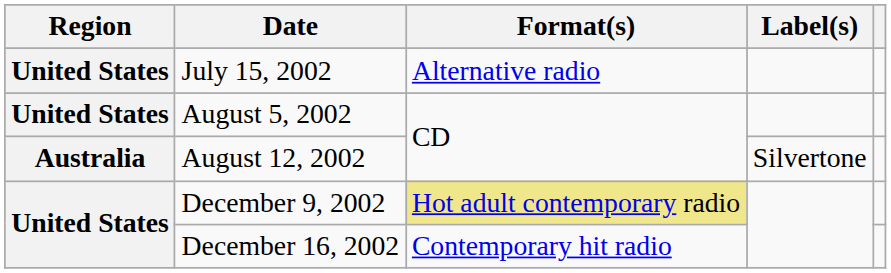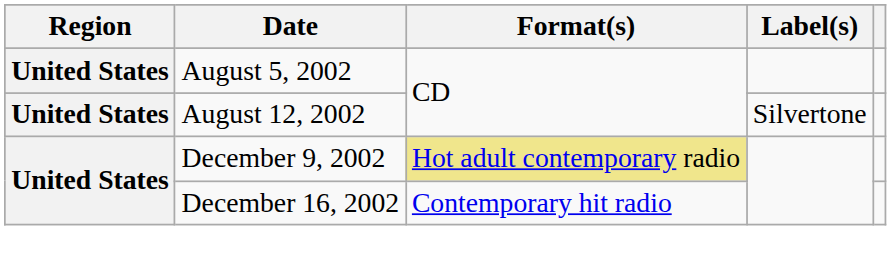- row: (257, 70)
(90, 158) Australia -> (90, 114) United States
